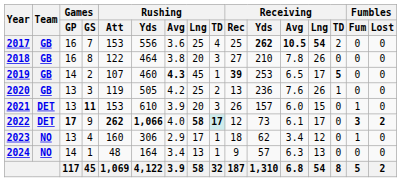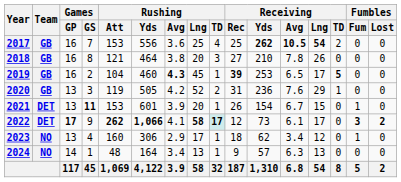(115, 59) 122 -> (115, 59) 121
(71, 75) 14 -> (71, 75) 16
(115, 75) 107 -> (115, 75) 104
(198, 91) 25 -> (198, 91) 52
(236, 91) 13 -> (236, 91) 31
(319, 91) 26 -> (319, 91) 29
(148, 106) 610 -> (148, 106) 601
(217, 106) 3 -> (217, 106) 1
(264, 106) 157 -> (264, 106) 154
(295, 106) 6.0 -> (295, 106) 6.7
(176, 122) 4.0 -> (176, 122) 4.1
